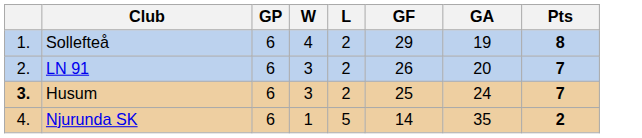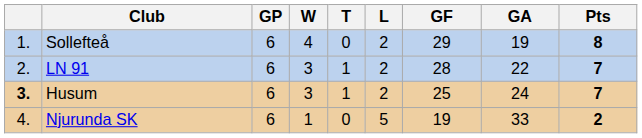+ column: (346, 17)
(404, 68) 26 -> (442, 68) 28
(482, 68) 20 -> (520, 68) 22
(404, 119) 14 -> (442, 119) 19
(482, 119) 35 -> (520, 119) 33
